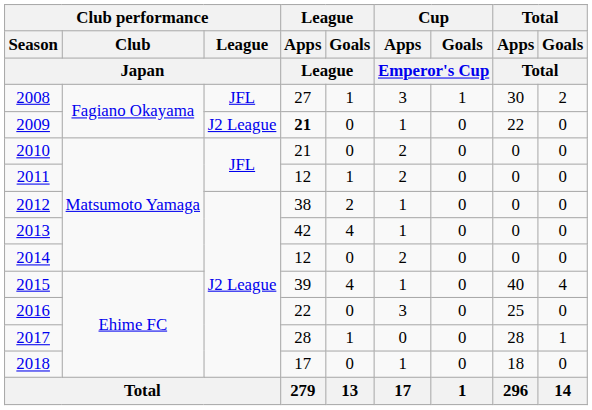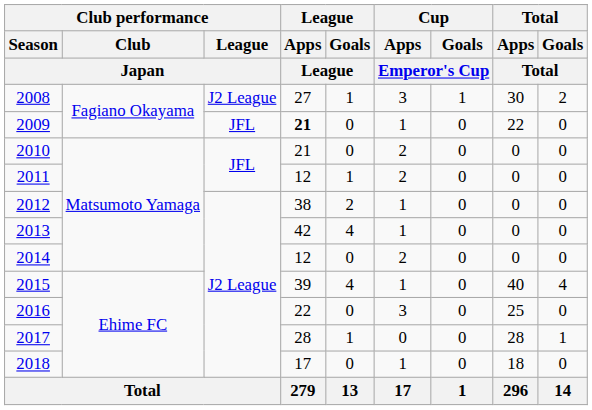(242, 97) JFL -> (242, 97) J2 League
(242, 124) J2 League -> (242, 124) JFL
